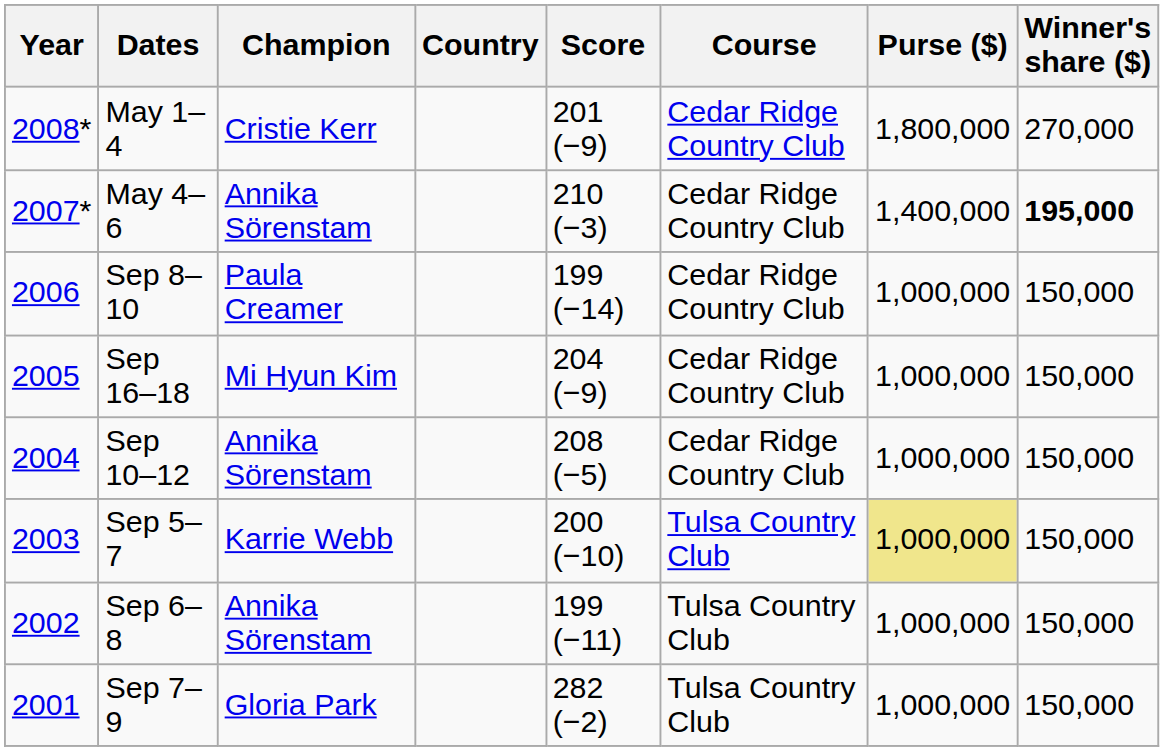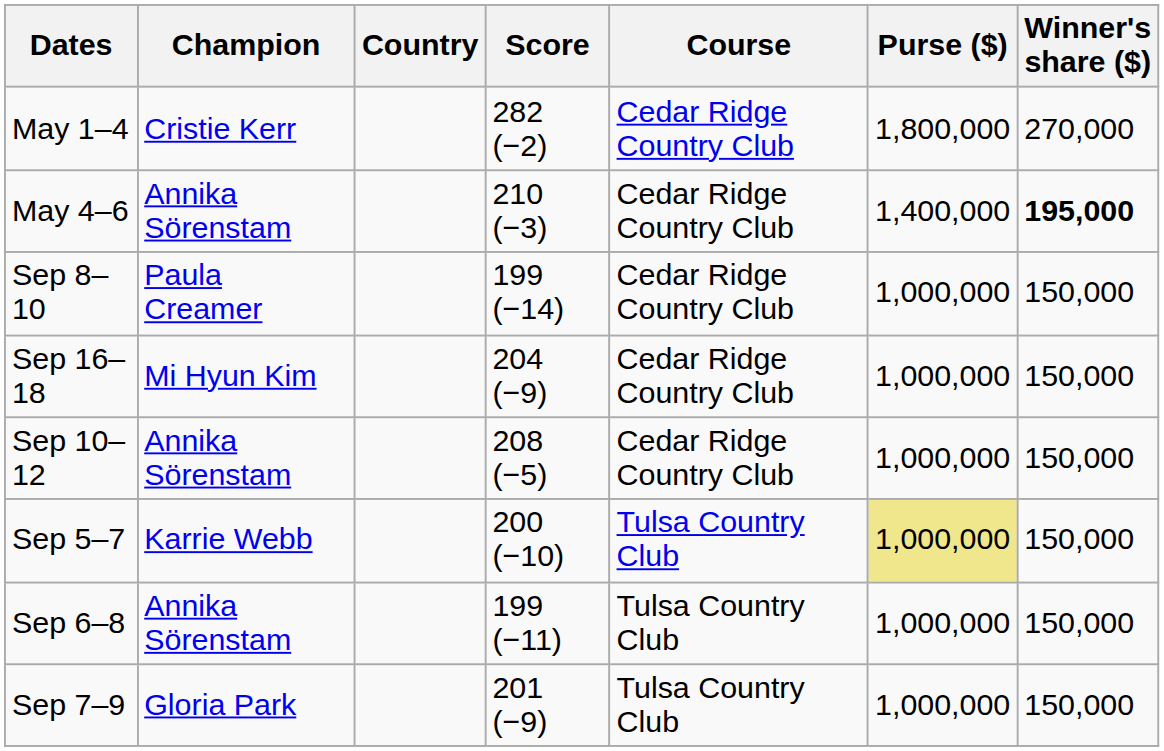- column: (52, 45)
(580, 128) 201 (−9) -> (520, 128) 282 (−2)
(580, 705) 282 (−2) -> (520, 705) 201 (−9)
